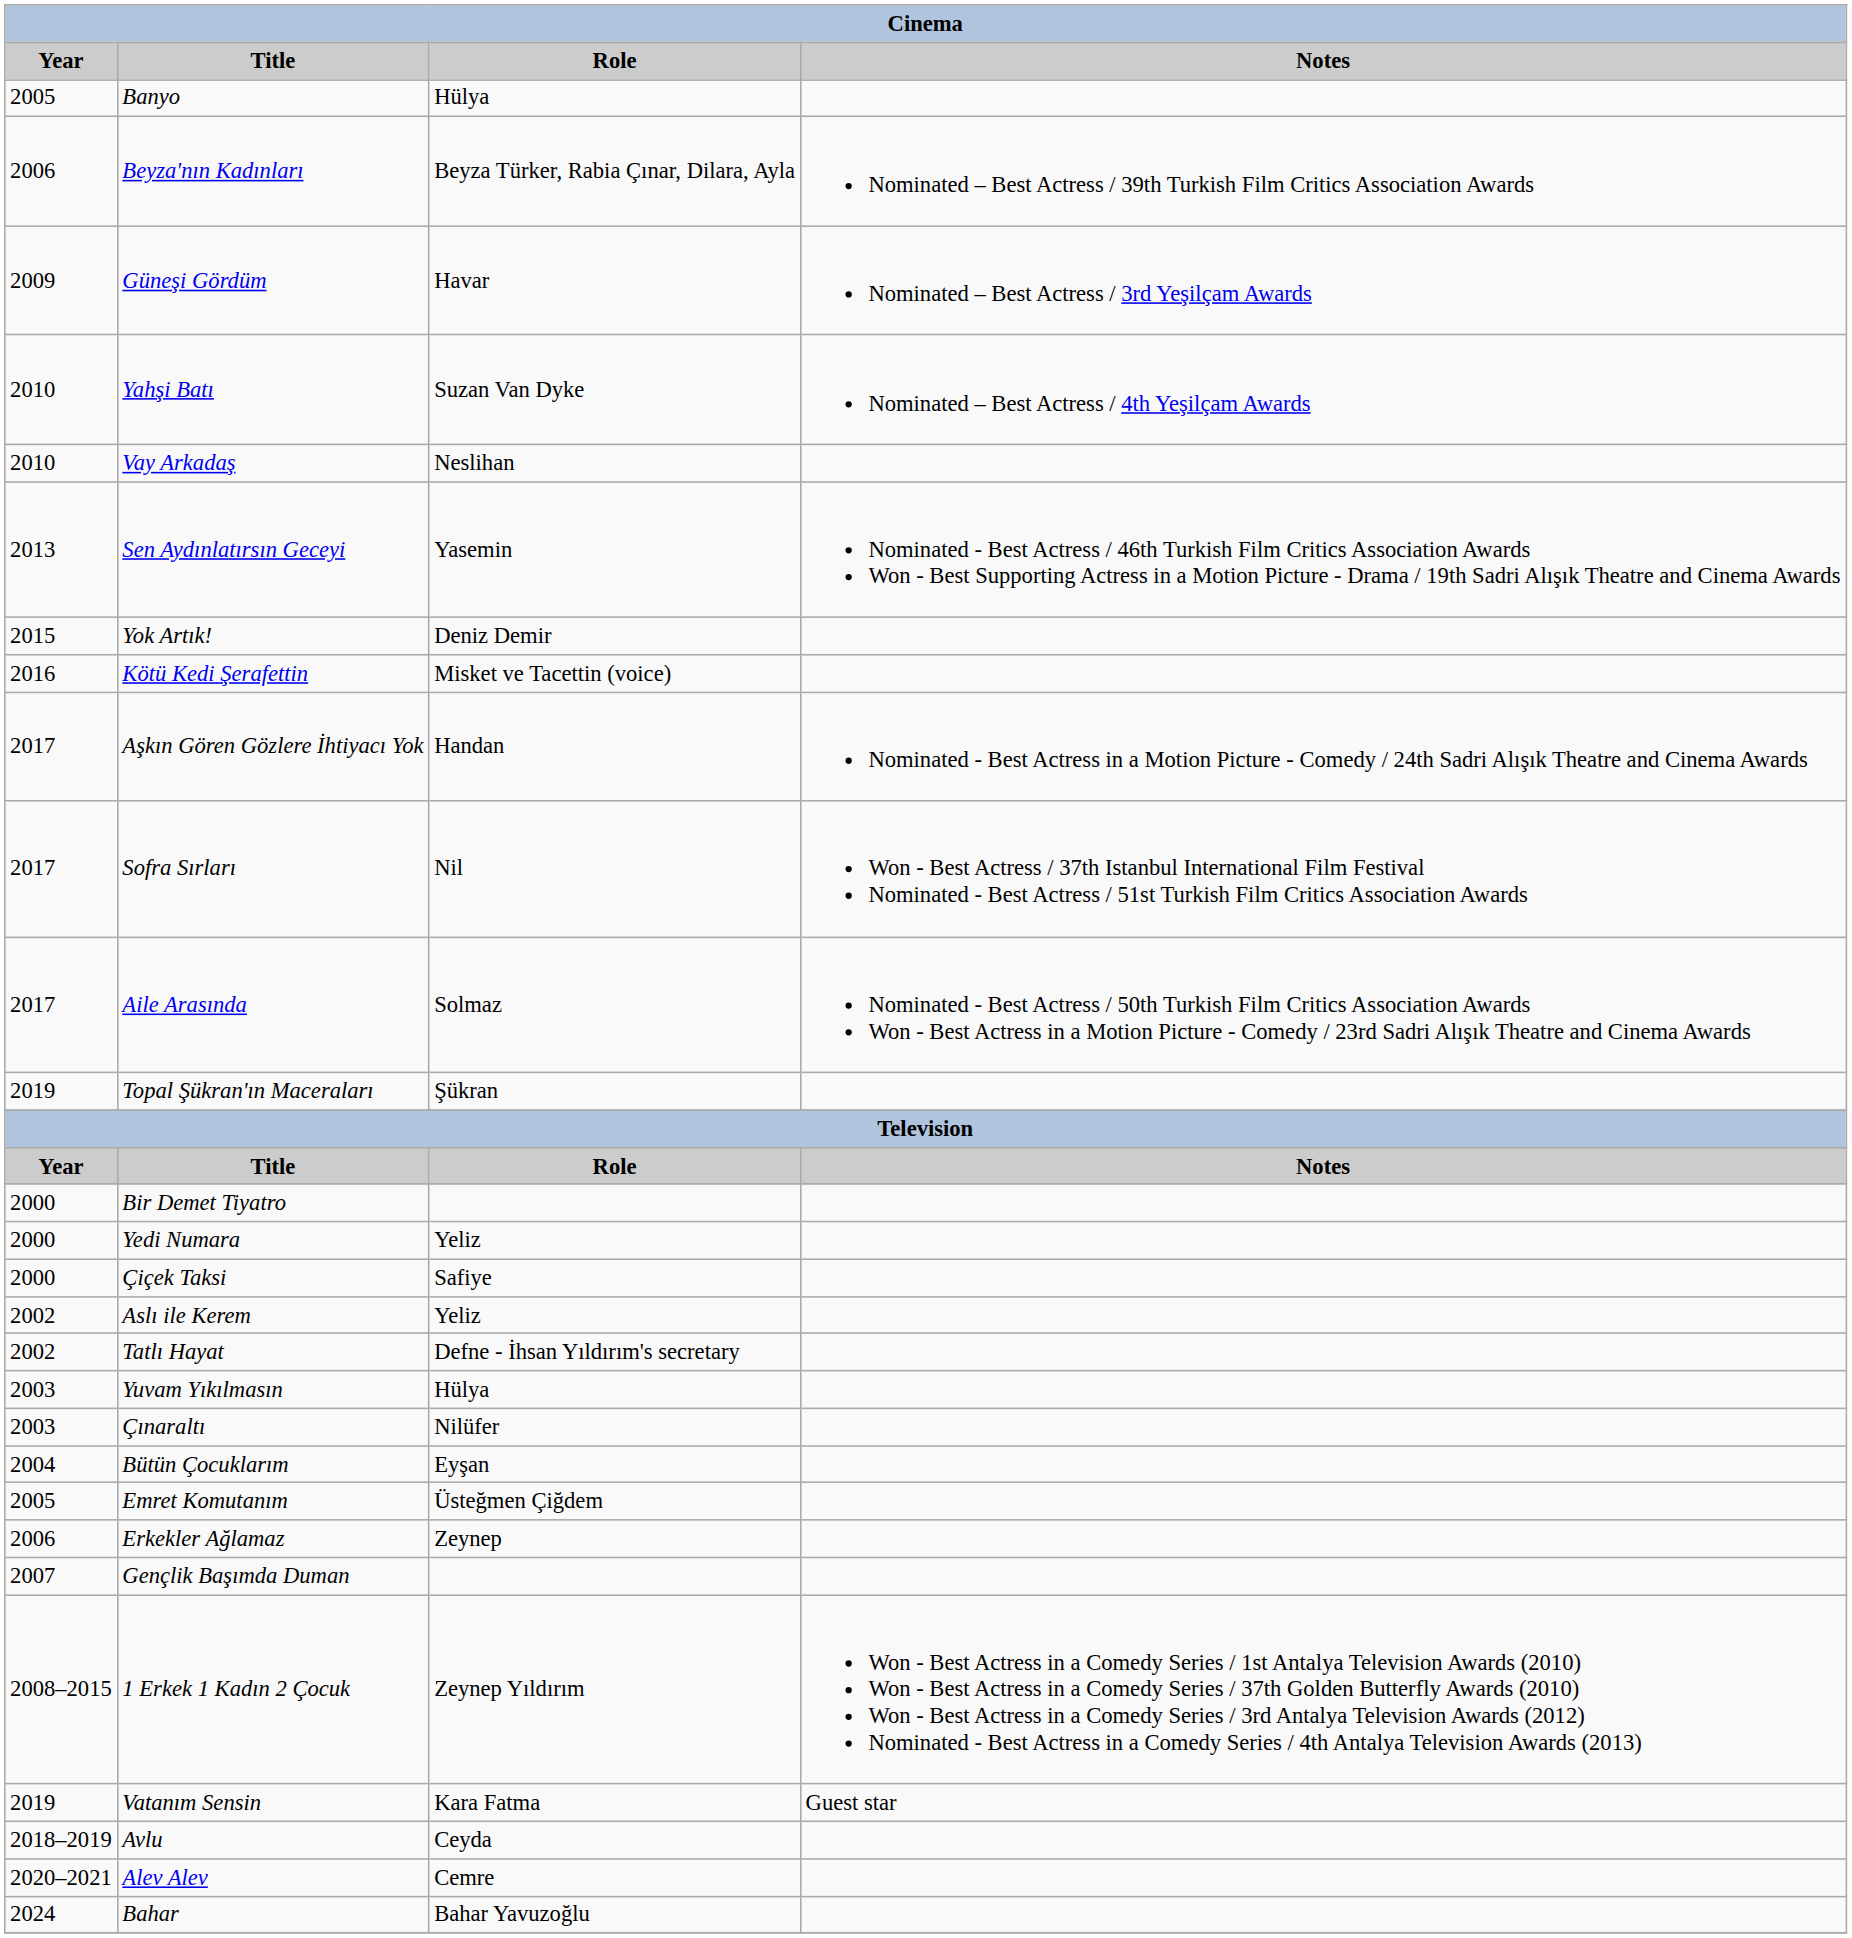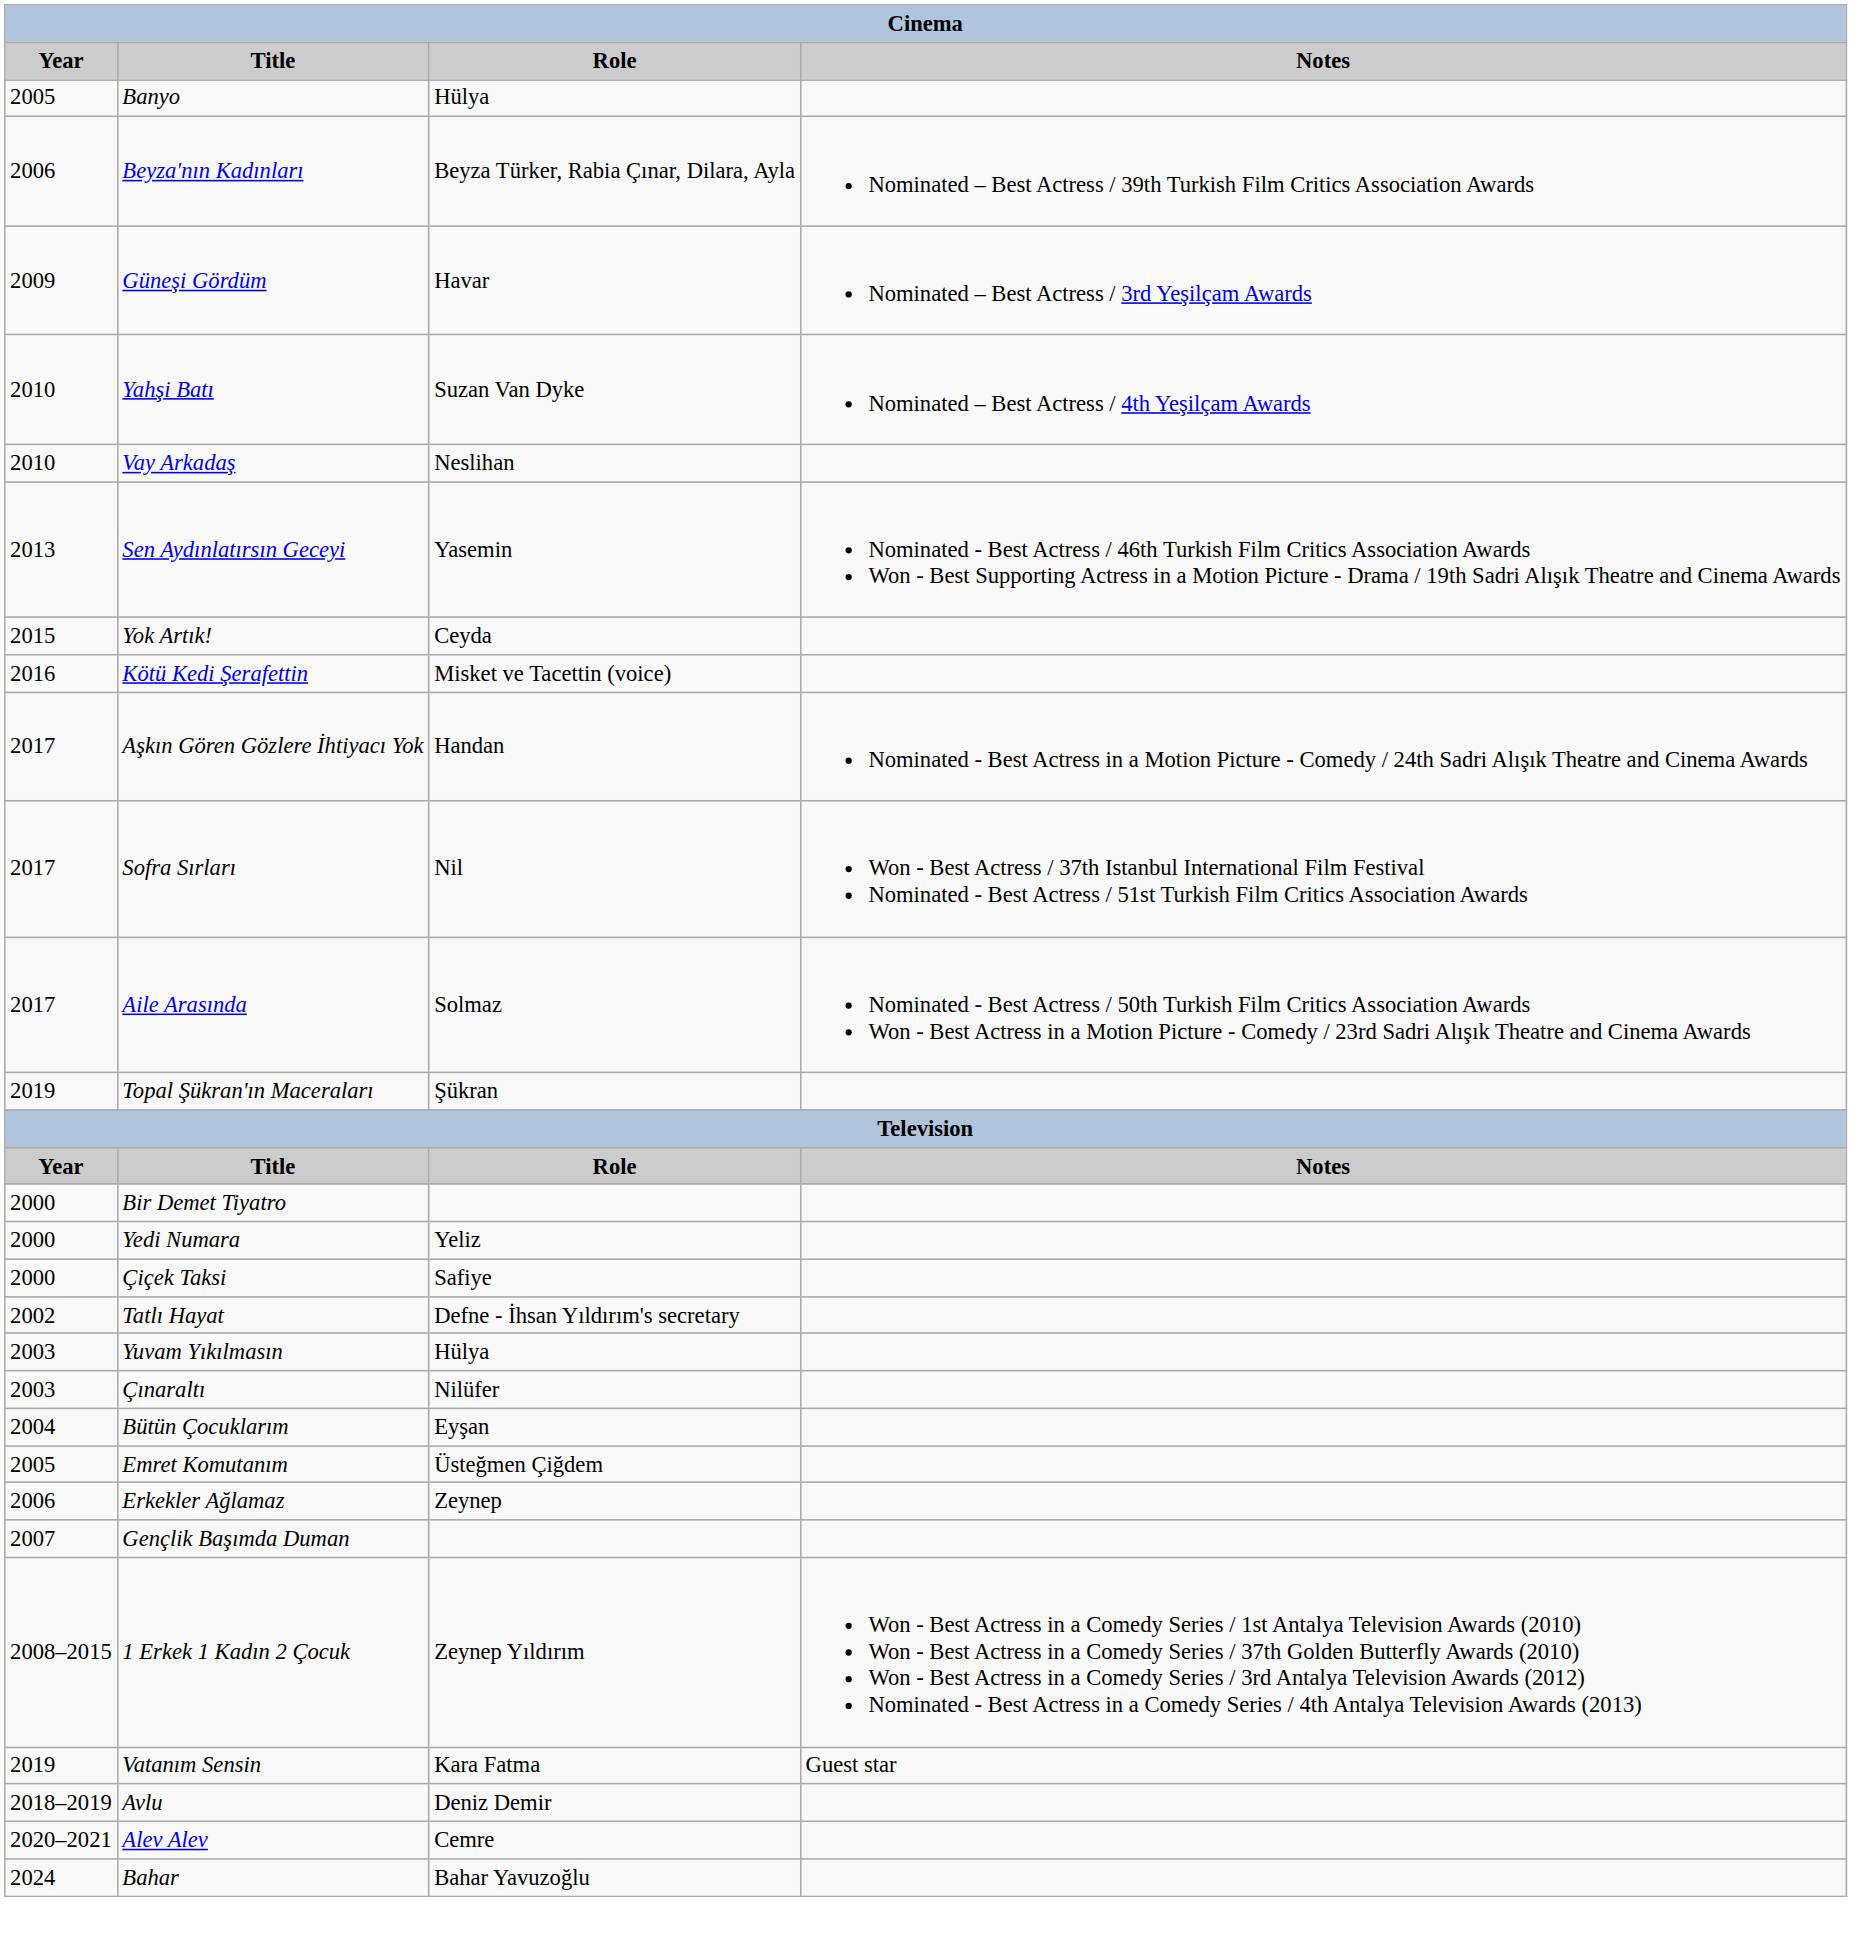(493, 636) Deniz Demir -> (463, 636) Ceyda
- row: (187, 1315)
(463, 1840) Ceyda -> (493, 1802) Deniz Demir
